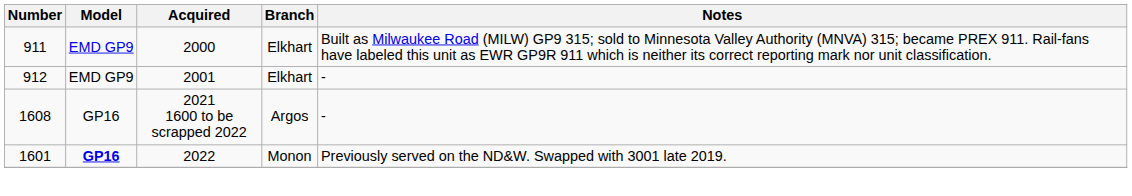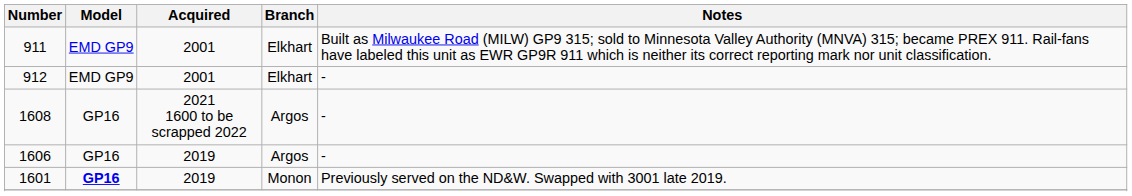(199, 46) 2000 -> (199, 46) 2001
+ row: (35, 155)
(199, 155) 2022 -> (199, 178) 2019
